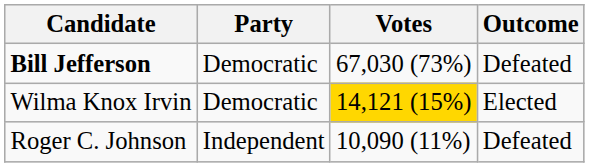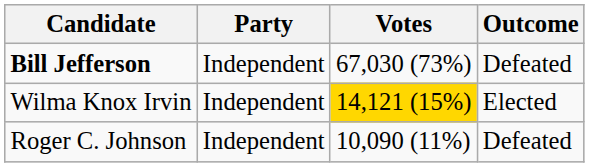(260, 63) Democratic -> (264, 63) Independent
(260, 102) Democratic -> (264, 102) Independent
